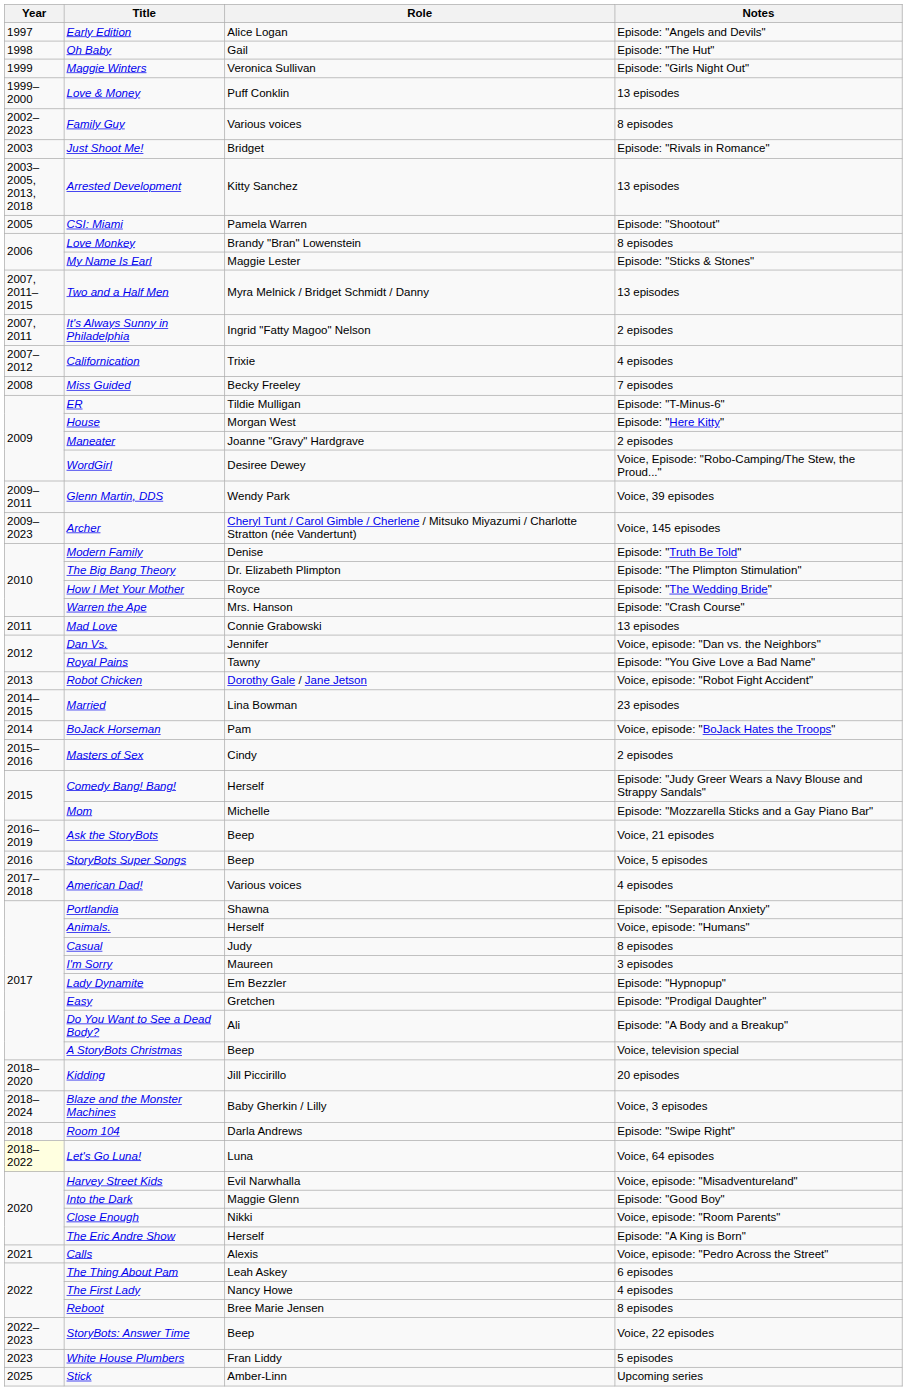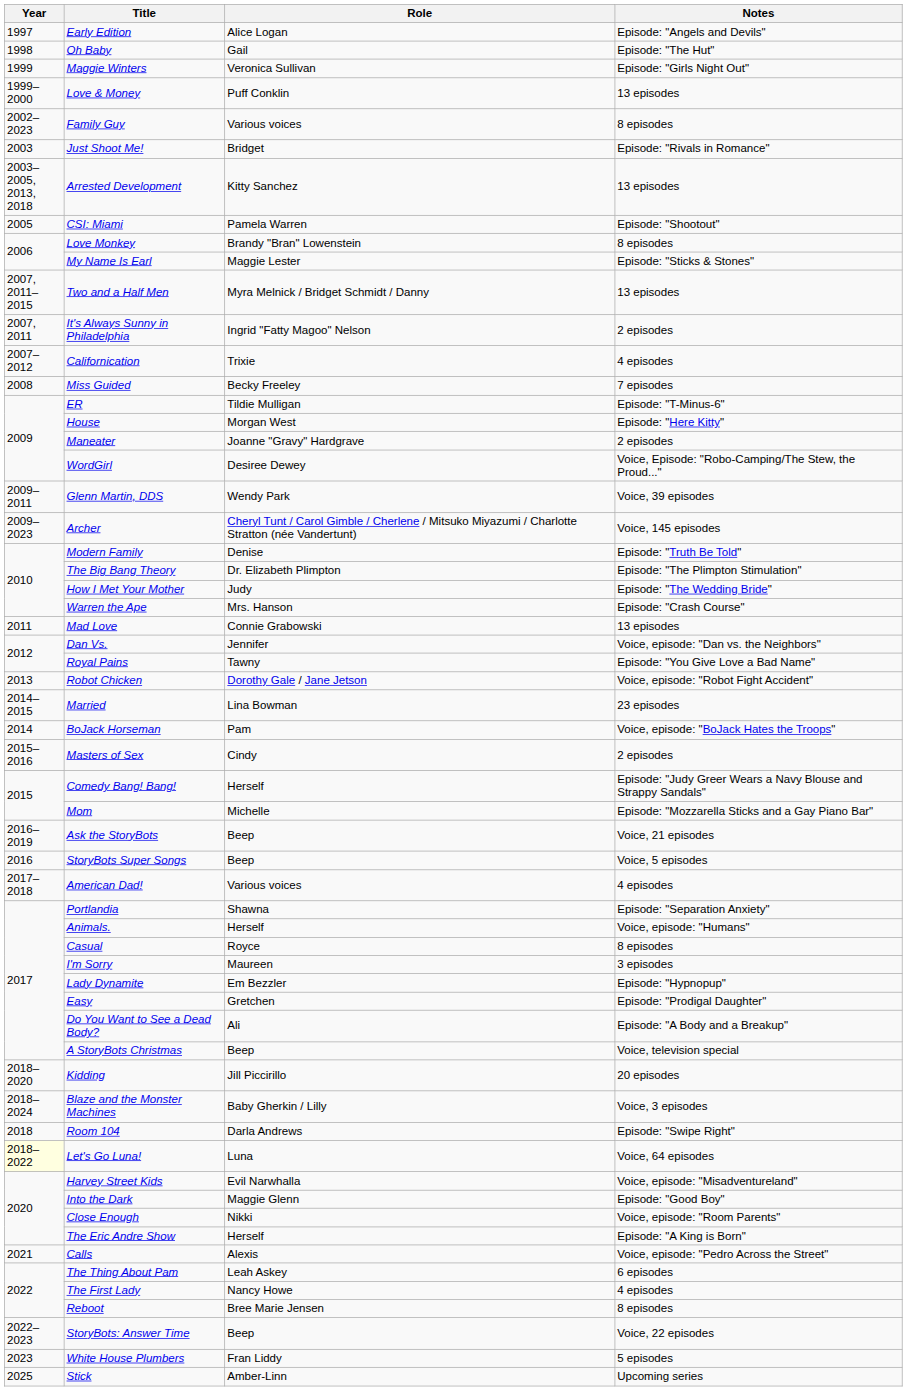(244, 589) Royce -> (240, 589) Judy
(240, 946) Judy -> (244, 946) Royce
